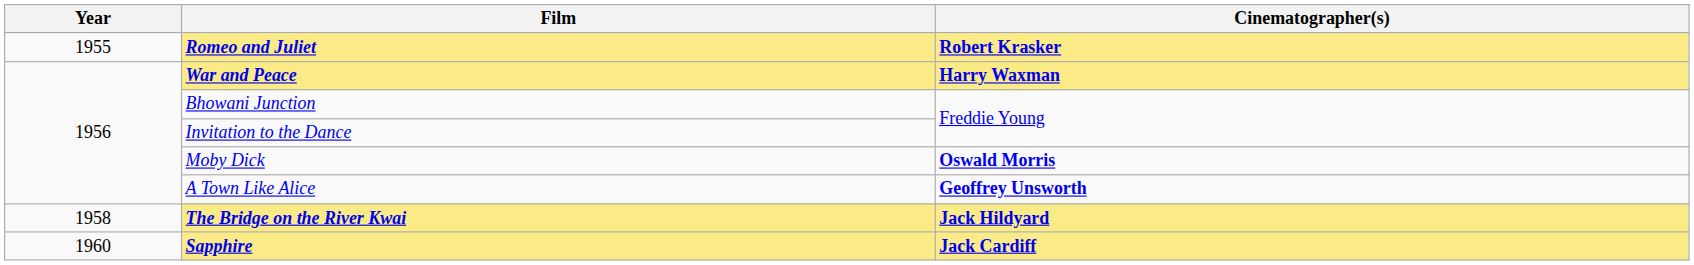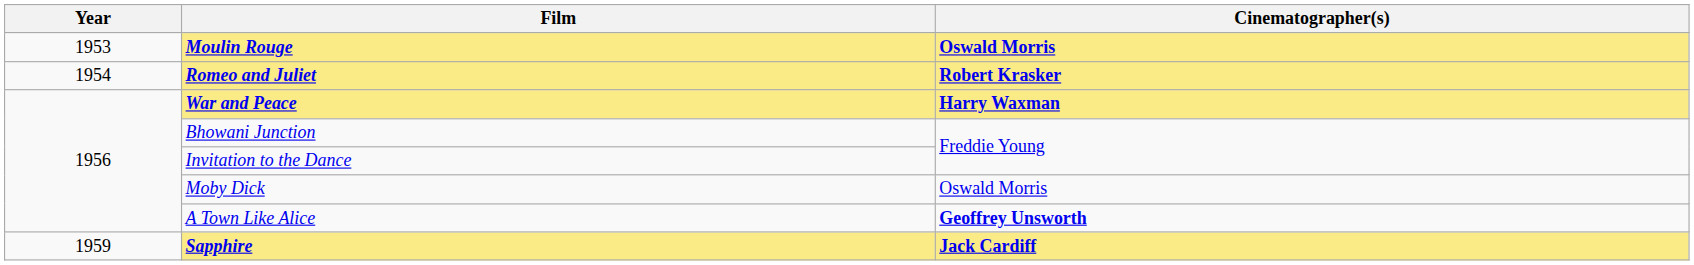+ row: (239, 47)
(93, 47) 1955 -> (93, 75) 1954
(997, 160) bold -> (993, 189) normal
- row: (296, 217)
(93, 246) 1960 -> (93, 246) 1959
